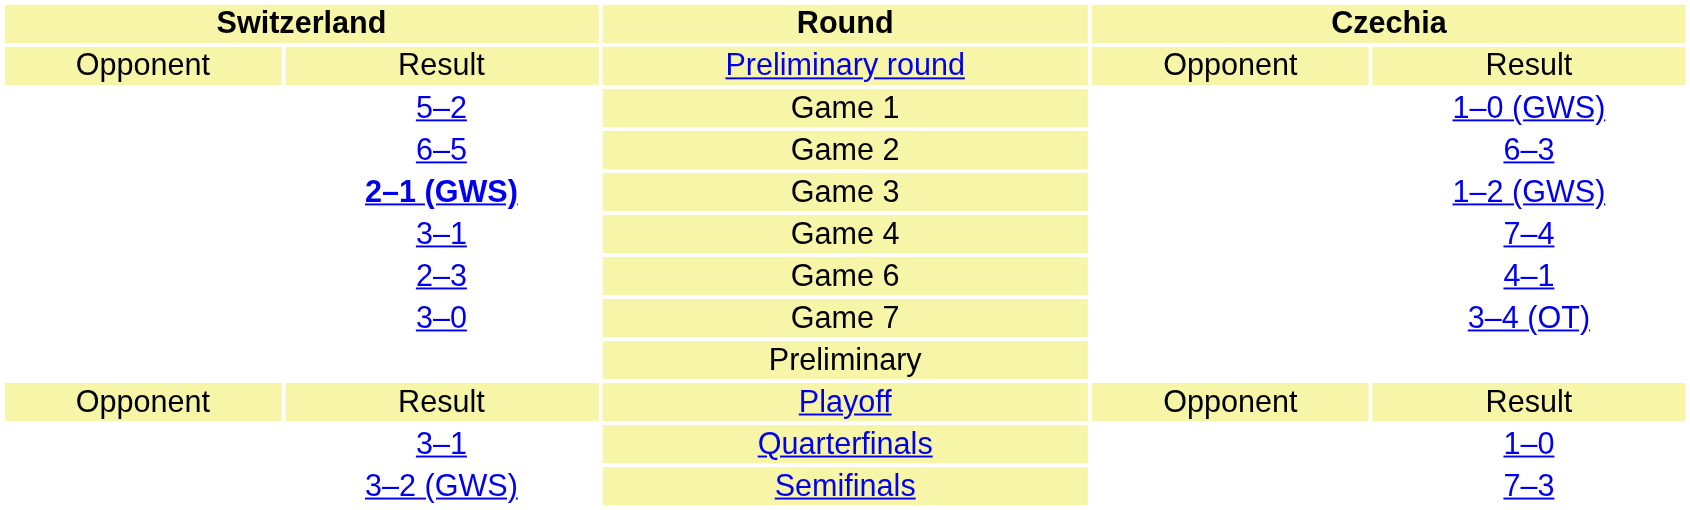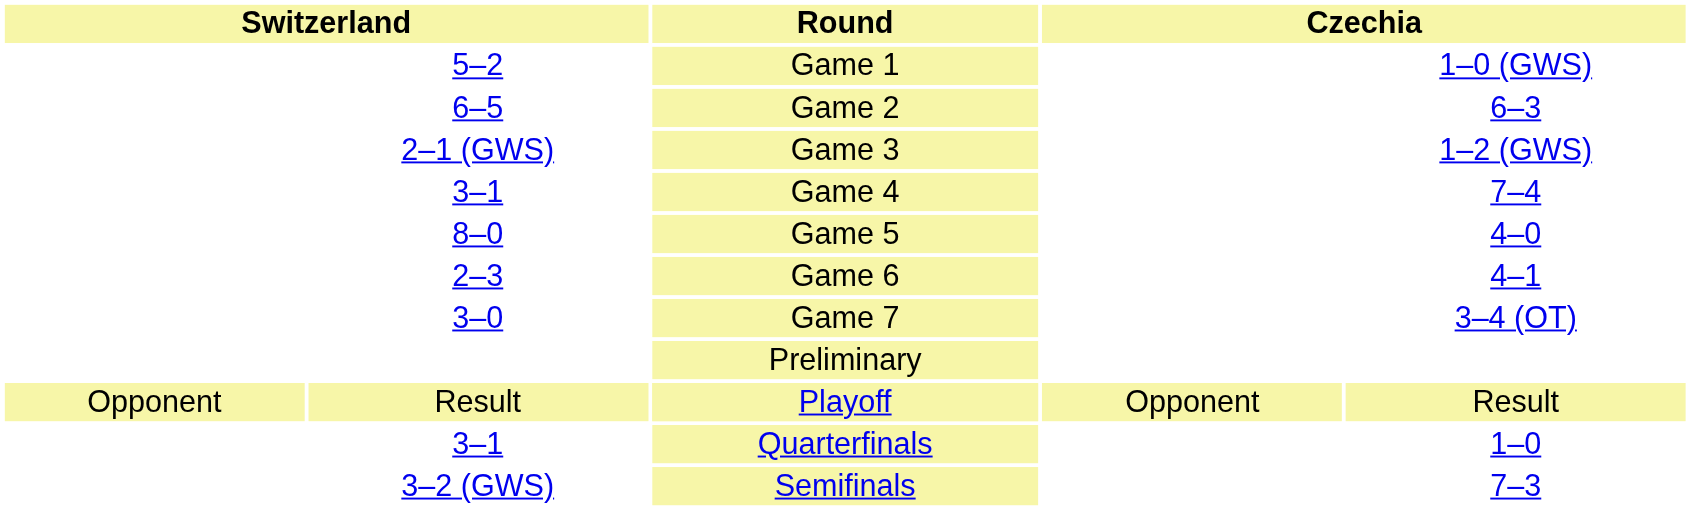- row: (845, 65)
(441, 191) bold -> (478, 149) normal
+ row: (845, 233)
